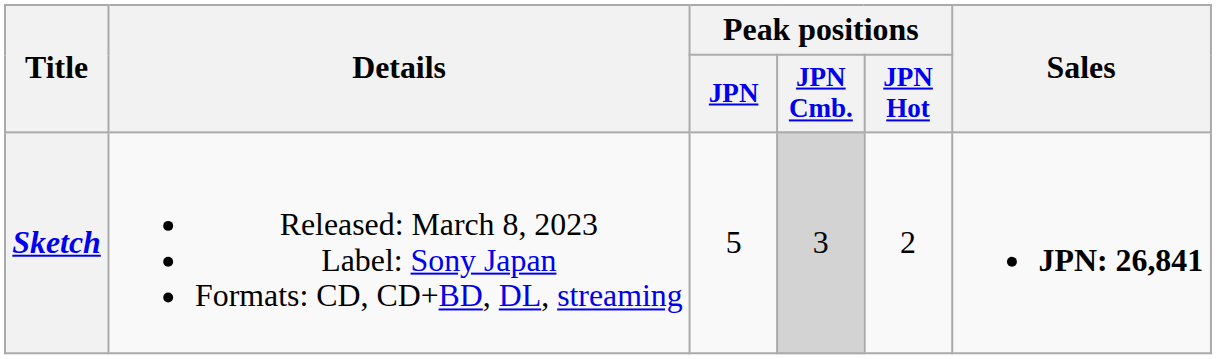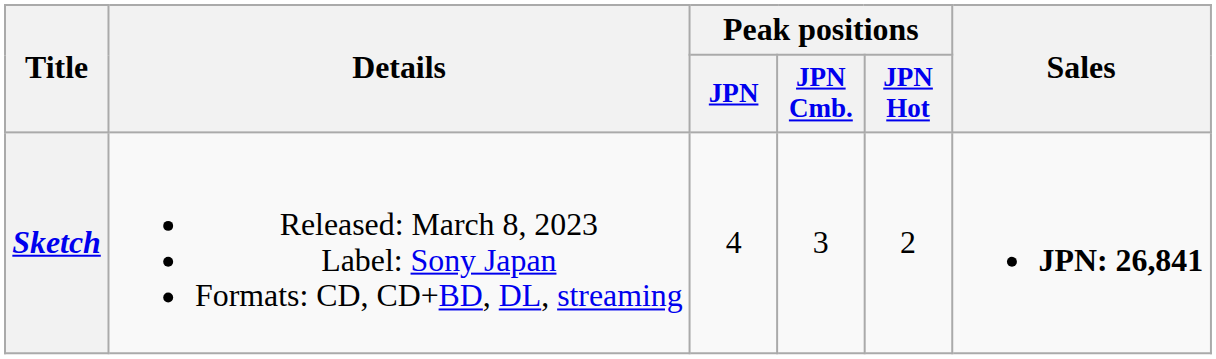(734, 242) 5 -> (734, 242) 4
(821, 242) lightgrey background -> (821, 242) no background
